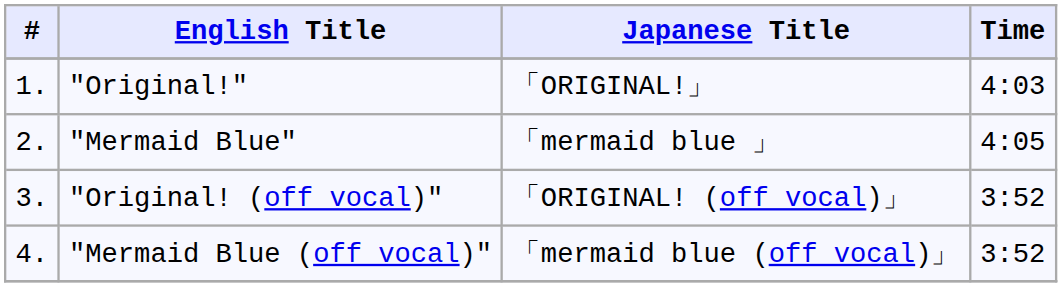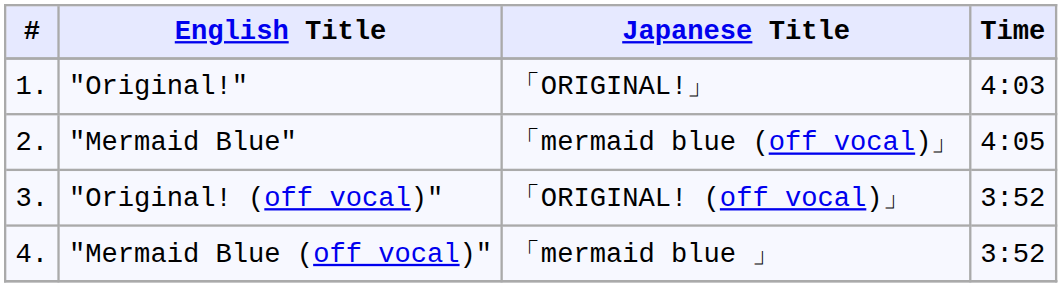(647, 143) 「mermaid blue 」 -> (736, 143) 「mermaid blue (off vocal)」
(736, 254) 「mermaid blue (off vocal)」 -> (647, 254) 「mermaid blue 」
